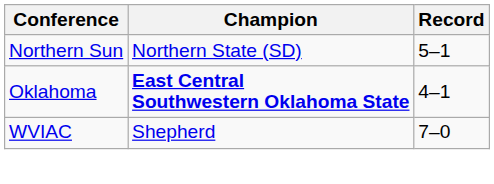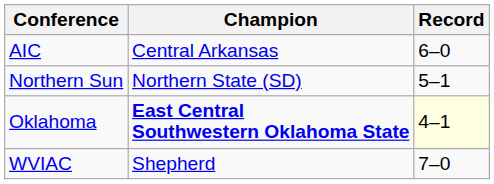+ row: (25, 50)
(434, 91) no background -> (434, 121) lightyellow background
